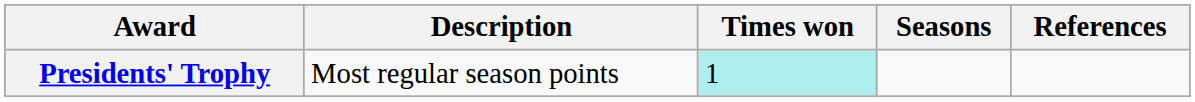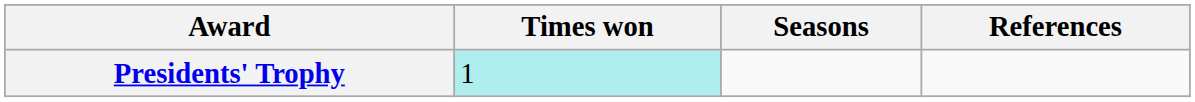- column: (501, 27)
